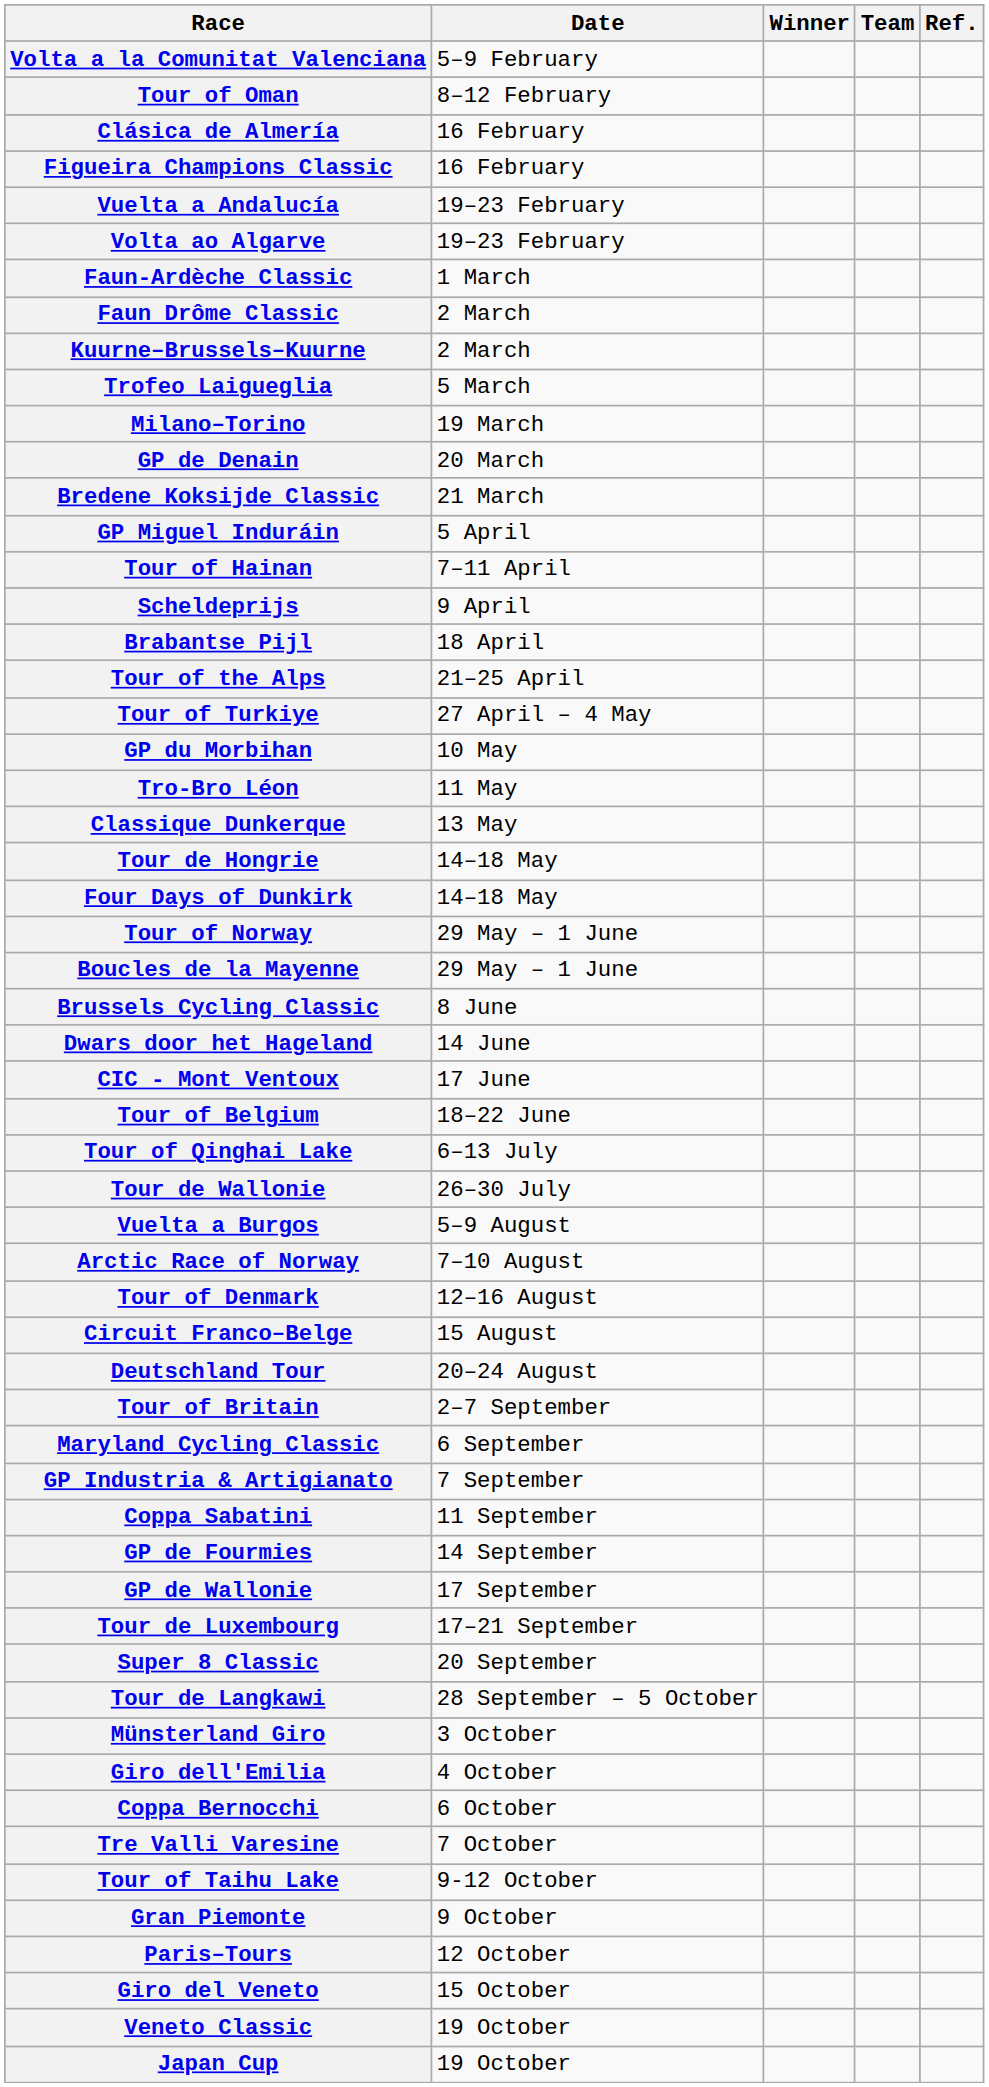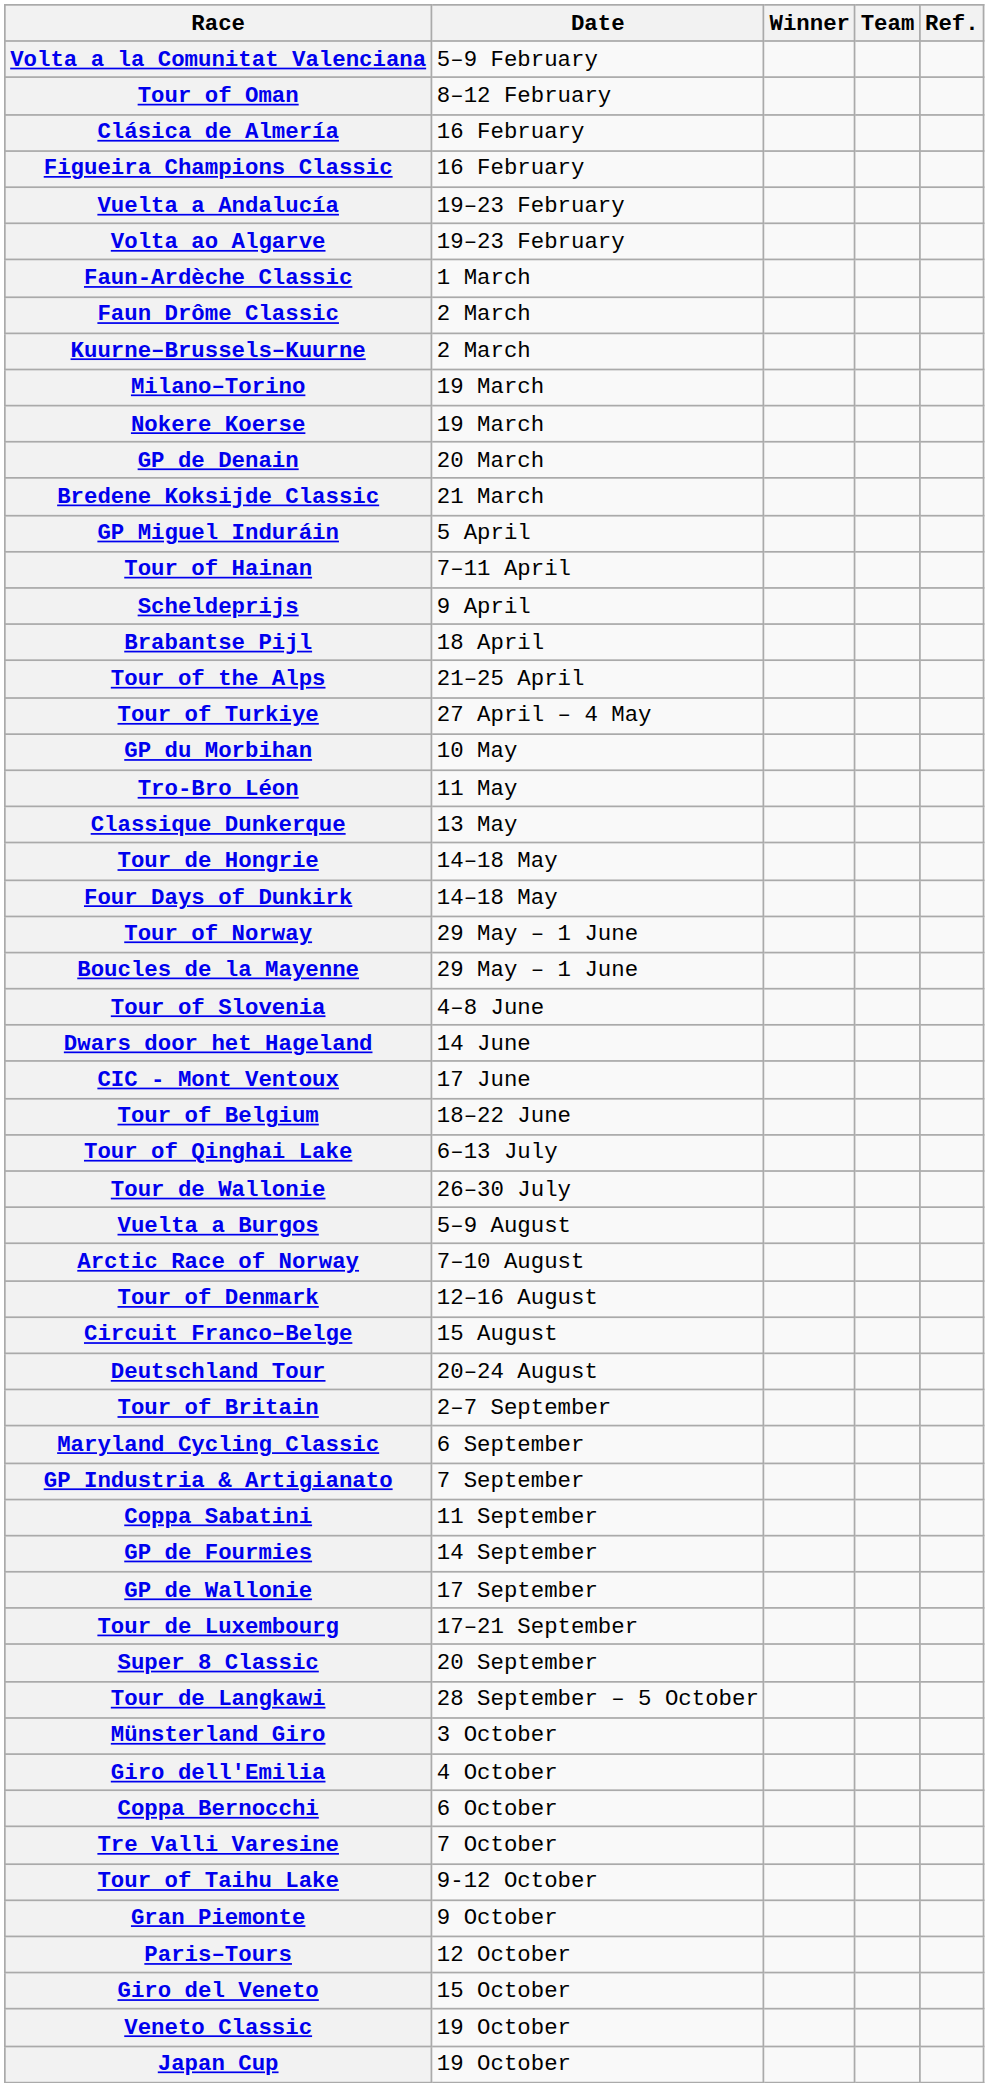- row: (218, 388)
+ row: (218, 424)
+ row: (218, 1007)
- row: (218, 1007)
